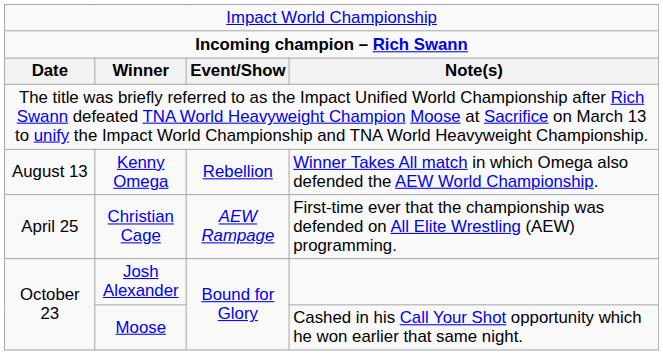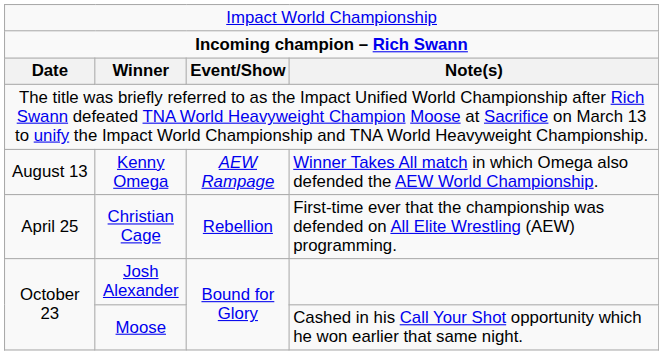(238, 171) Rebellion -> (238, 171) AEW Rampage
(238, 226) AEW Rampage -> (238, 226) Rebellion
